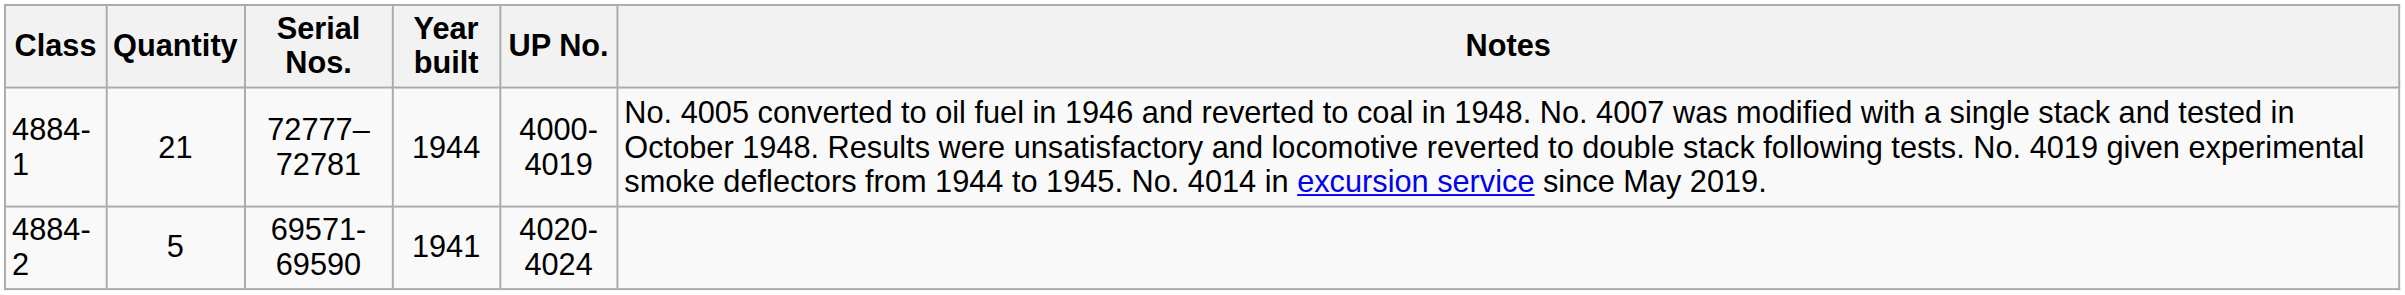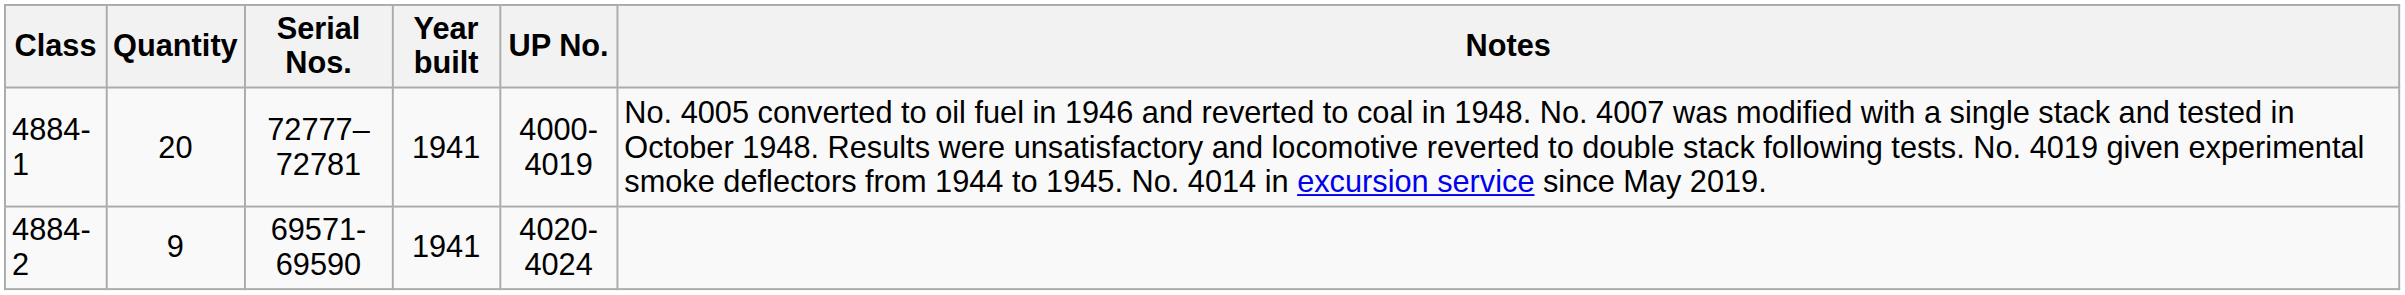(175, 146) 21 -> (175, 146) 20
(446, 146) 1944 -> (446, 146) 1941
(175, 247) 5 -> (175, 247) 9
